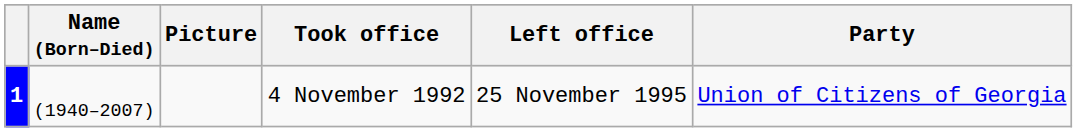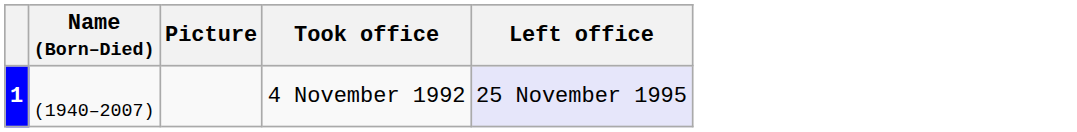- column: (882, 35)
(581, 97) no background -> (581, 97) lavender background
